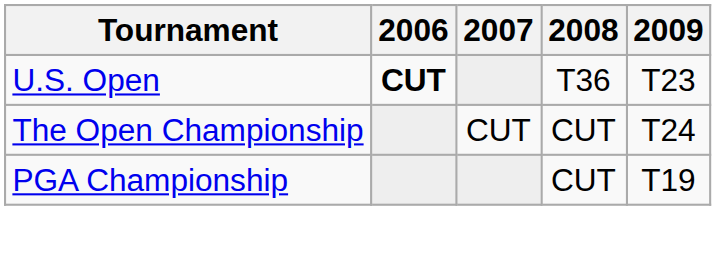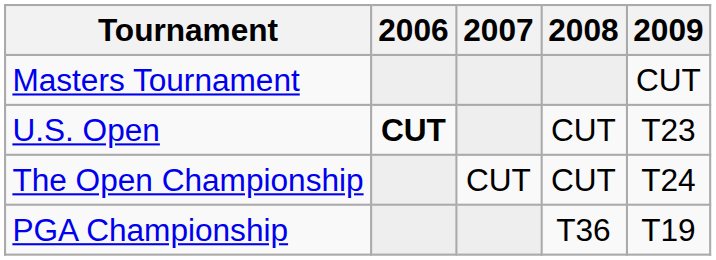+ row: (156, 80)
(583, 80) T36 -> (583, 130) CUT
(583, 180) CUT -> (583, 230) T36
